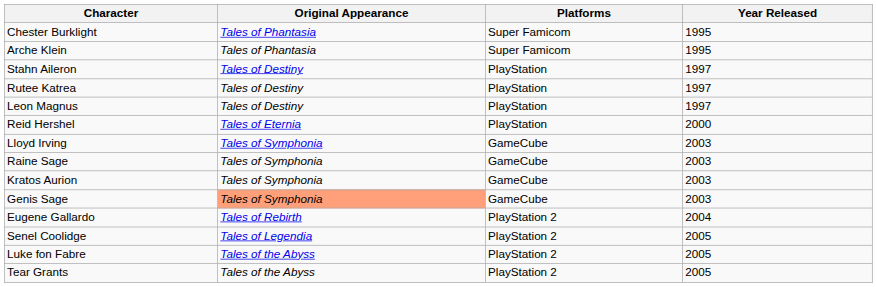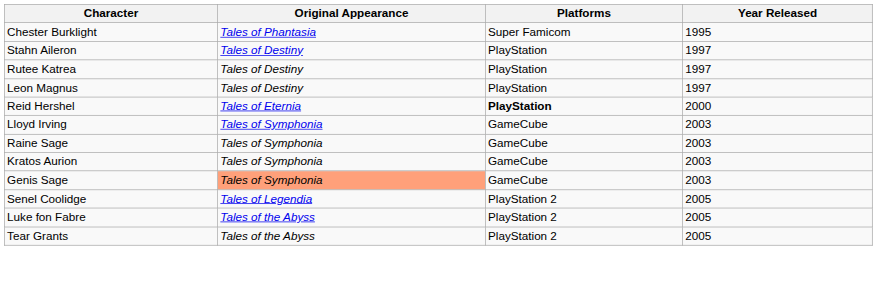- row: (37, 50)
(518, 124) normal -> (520, 106) bold
- row: (51, 217)
